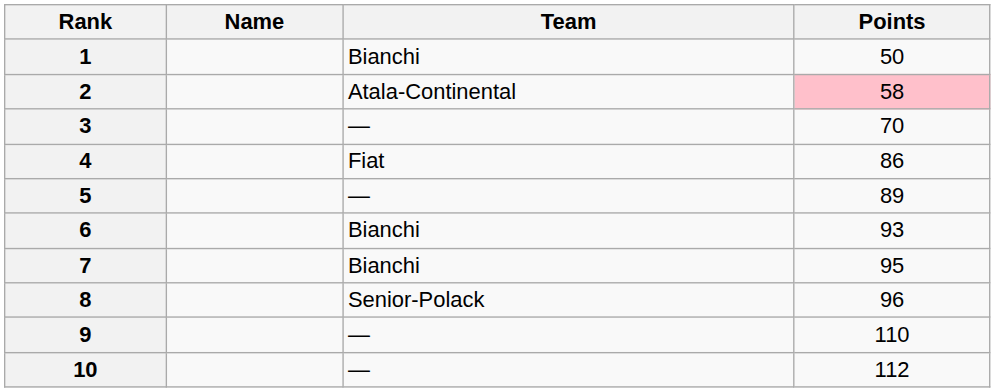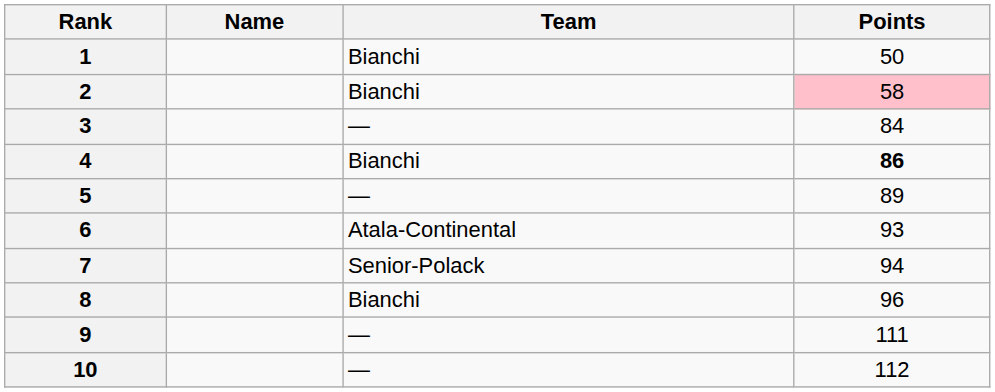(432, 91) Atala-Continental -> (384, 91) Bianchi
(892, 126) 70 -> (892, 126) 84
(366, 160) Fiat -> (384, 160) Bianchi
(892, 160) normal -> (892, 160) bold
(384, 230) Bianchi -> (432, 230) Atala-Continental
(384, 265) Bianchi -> (416, 265) Senior-Polack
(892, 265) 95 -> (892, 265) 94
(416, 299) Senior-Polack -> (384, 299) Bianchi
(892, 334) 110 -> (892, 334) 111
